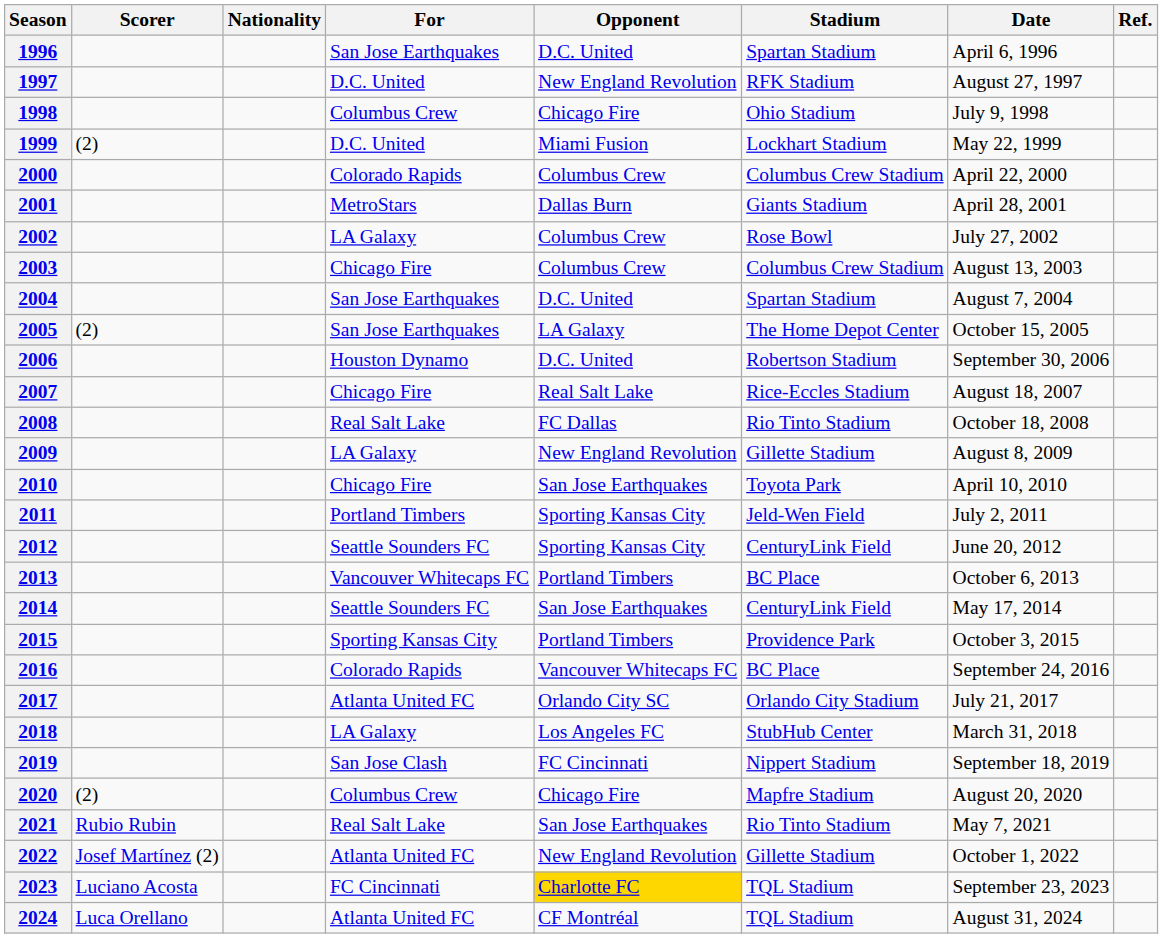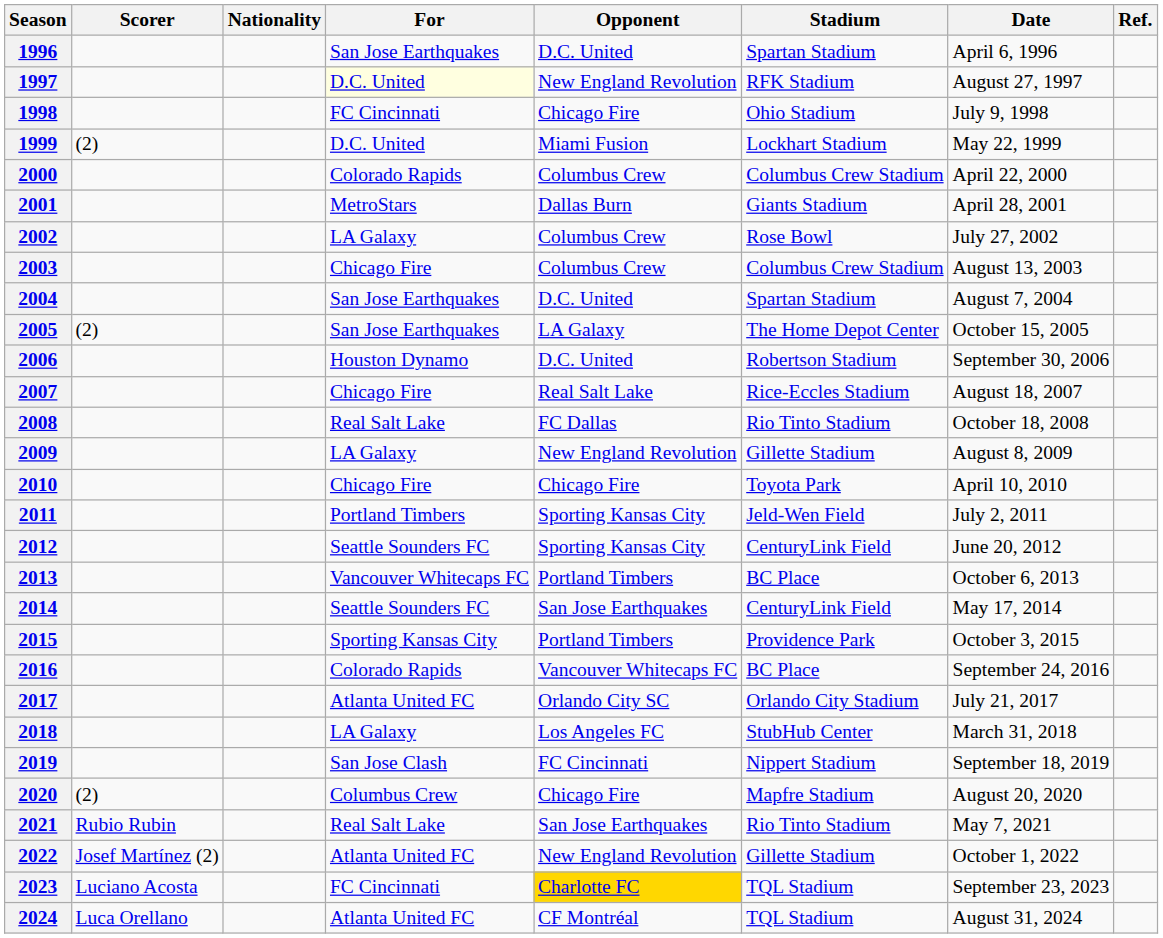(377, 81) no background -> (377, 81) lightyellow background
(394, 112) Columbus Crew -> (385, 112) FC Cincinnati
(623, 484) San Jose Earthquakes -> (589, 484) Chicago Fire
